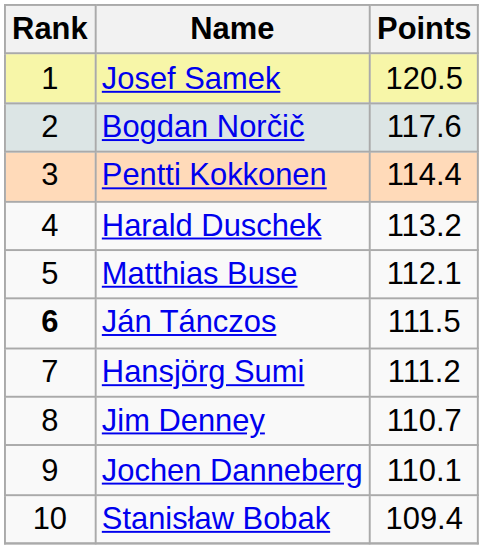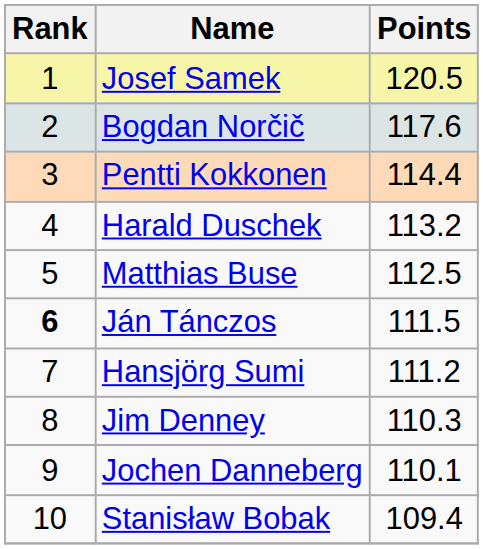(424, 273) 112.1 -> (424, 273) 112.5
(424, 420) 110.7 -> (424, 420) 110.3
